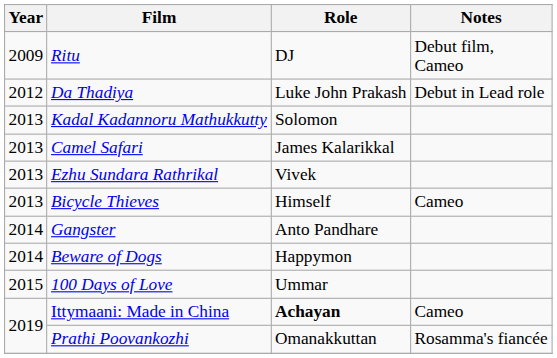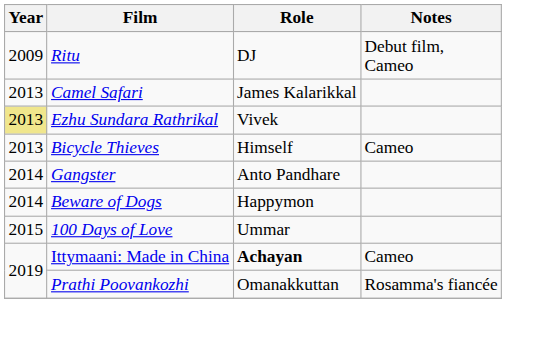- row: (92, 92)
- row: (159, 119)
(26, 174) no background -> (26, 119) khaki background
